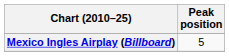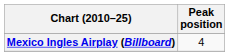(201, 42) 5 -> (201, 42) 4
